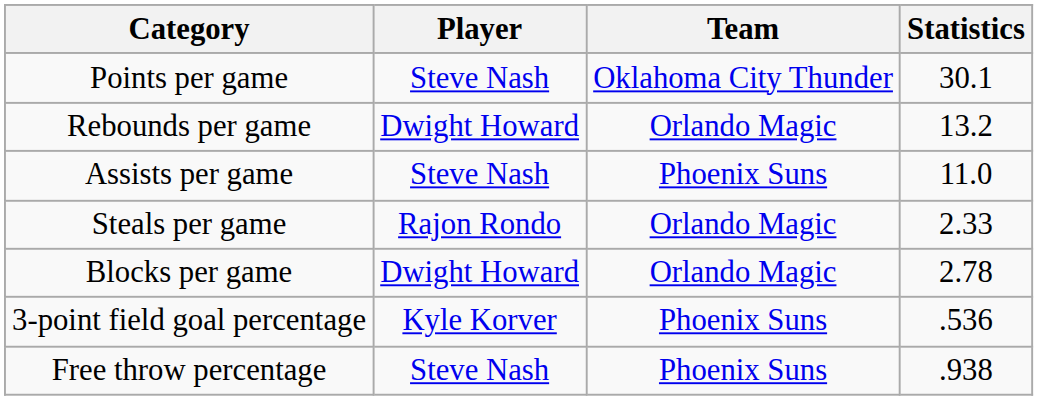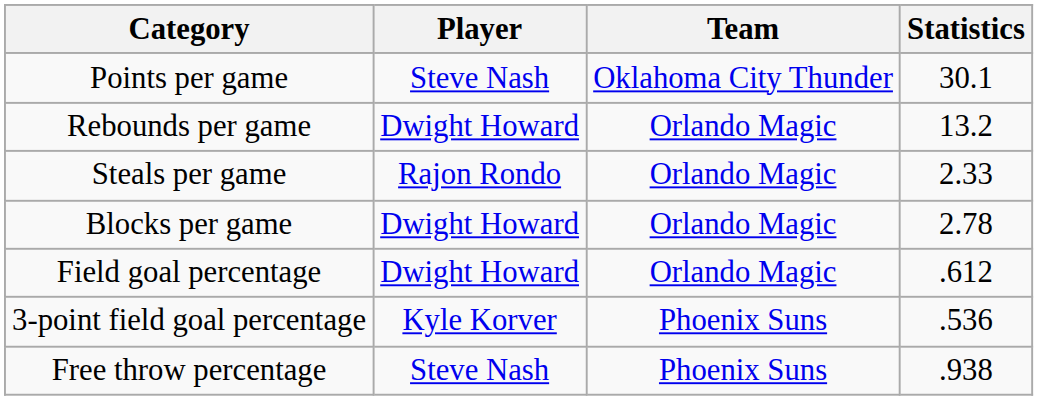- row: (189, 175)
+ row: (189, 272)
